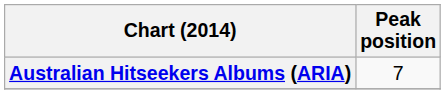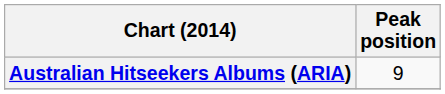(398, 72) 7 -> (398, 72) 9
